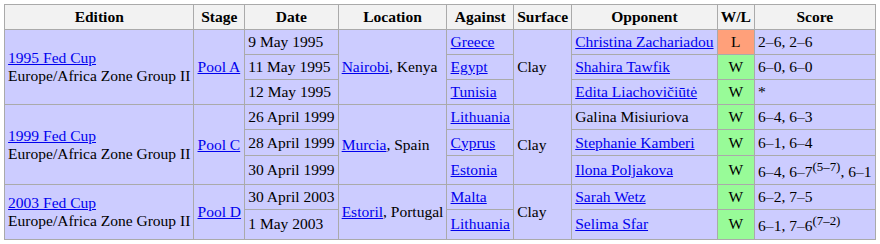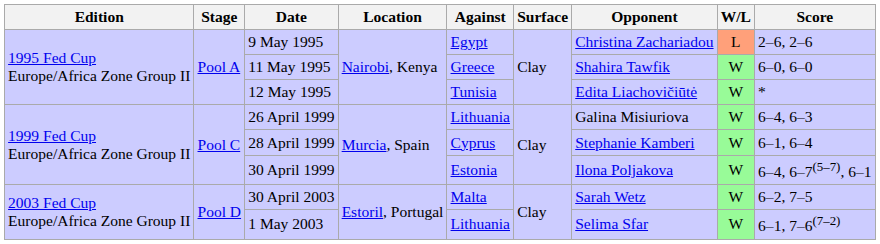(473, 41) Greece -> (469, 41) Egypt
(469, 66) Egypt -> (473, 66) Greece
